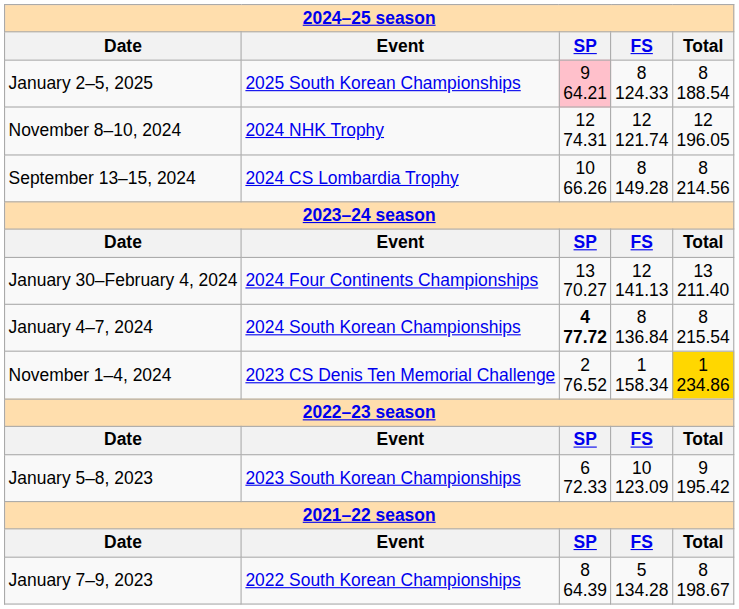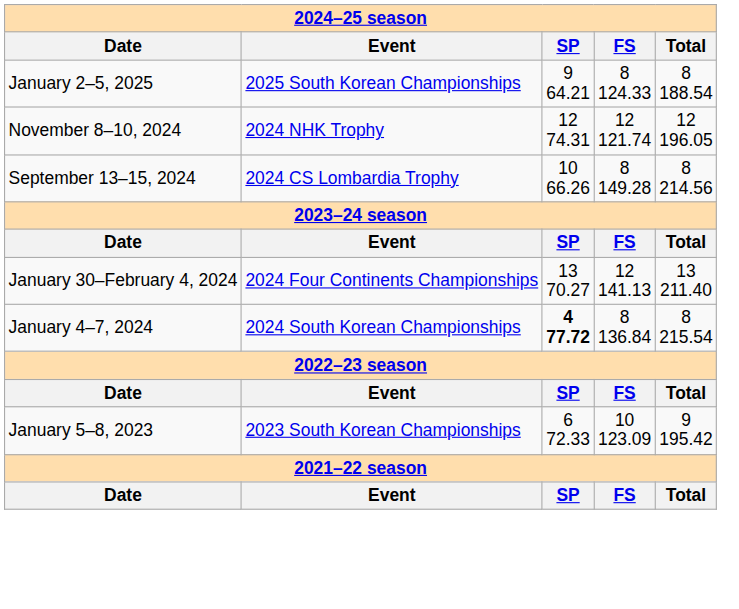(585, 83) pink background -> (568, 83) no background
- row: (90, 375)
- row: (81, 580)
